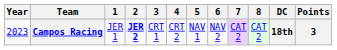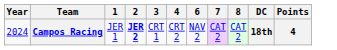- column: (197, 12)
(17, 32) 2023 -> (17, 32) 2024
(313, 32) 3 -> (293, 32) 4
